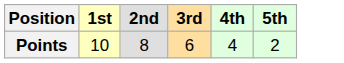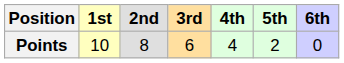+ column: (318, 18)
